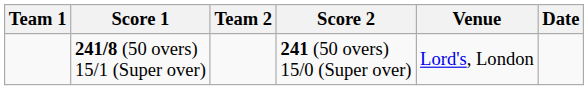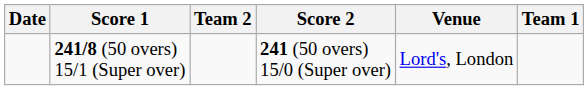columns swapped: (38, 19) <-> (561, 19)
